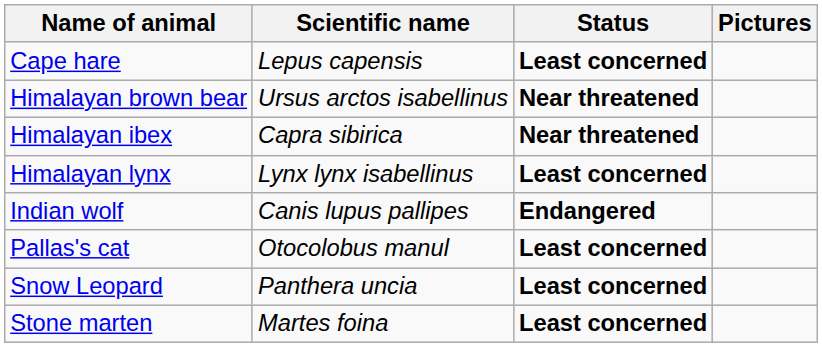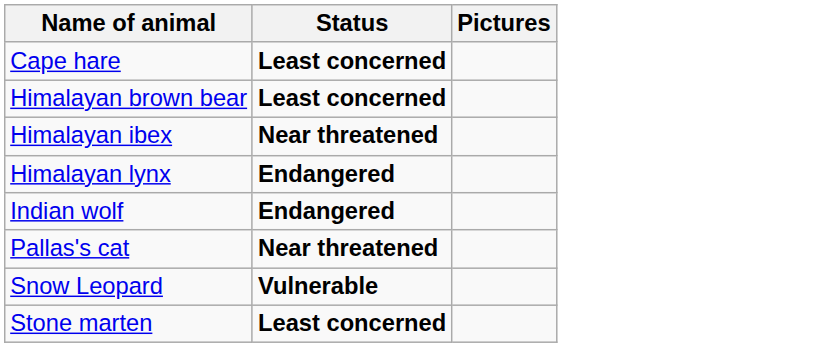- column: (383, 23)
(609, 98) Near threatened -> (352, 98) Least concerned
(613, 173) Least concerned -> (326, 173) Endangered
(613, 248) Least concerned -> (348, 248) Near threatened
(613, 286) Least concerned -> (318, 286) Vulnerable
